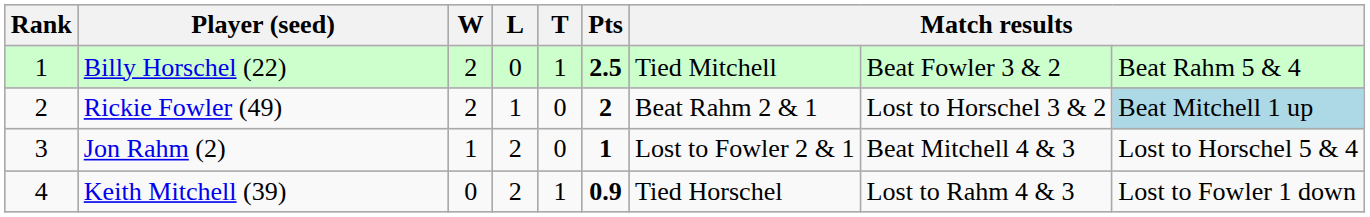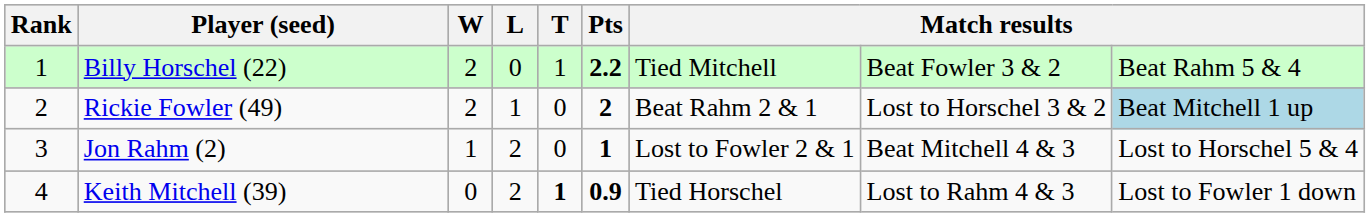(606, 66) 2.5 -> (606, 66) 2.2
(560, 190) normal -> (560, 190) bold
